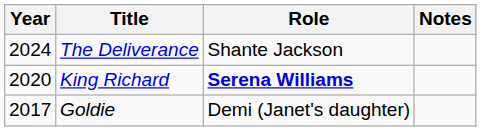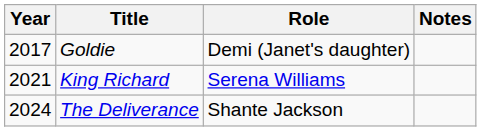rows swapped: (88, 110) <-> (129, 49)
(30, 79) 2020 -> (30, 79) 2021
(280, 79) bold -> (276, 79) normal
